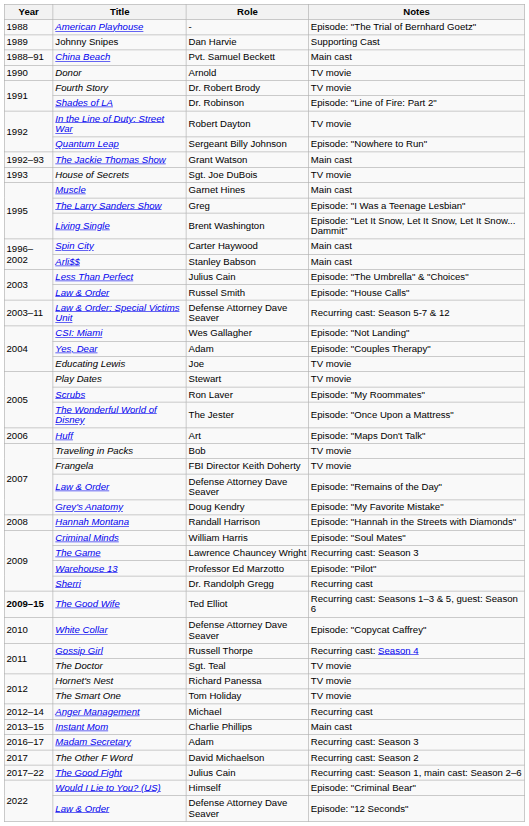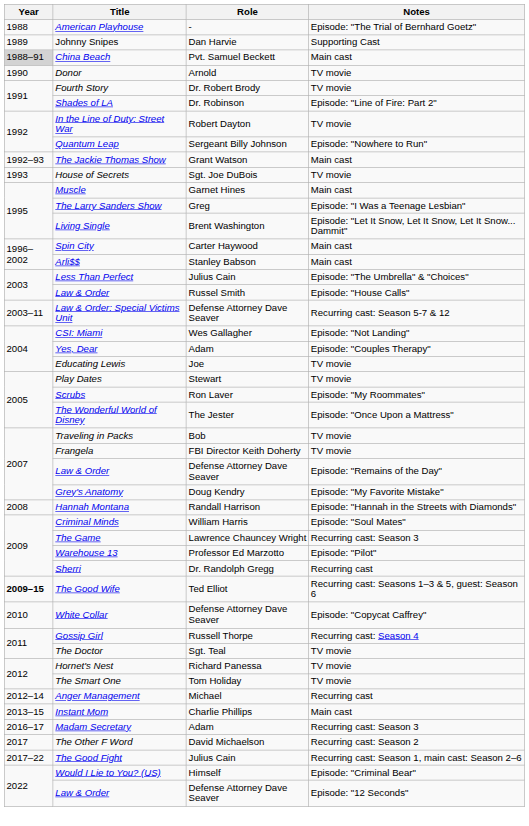(25, 57) no background -> (25, 57) lightgrey background
- row: (64, 435)
